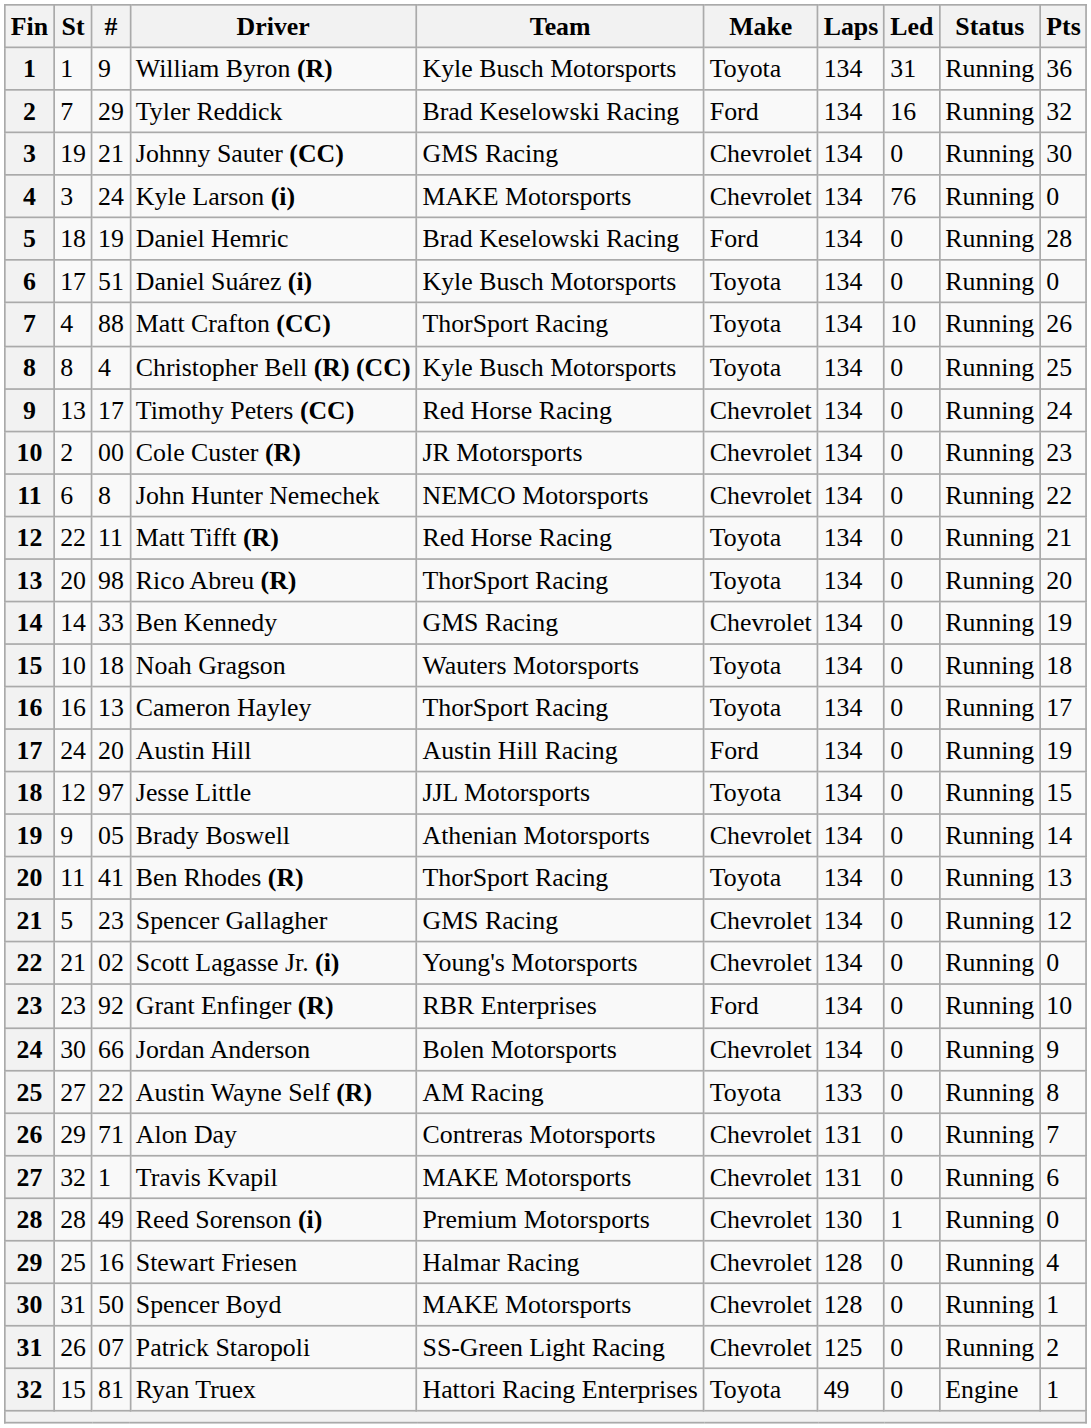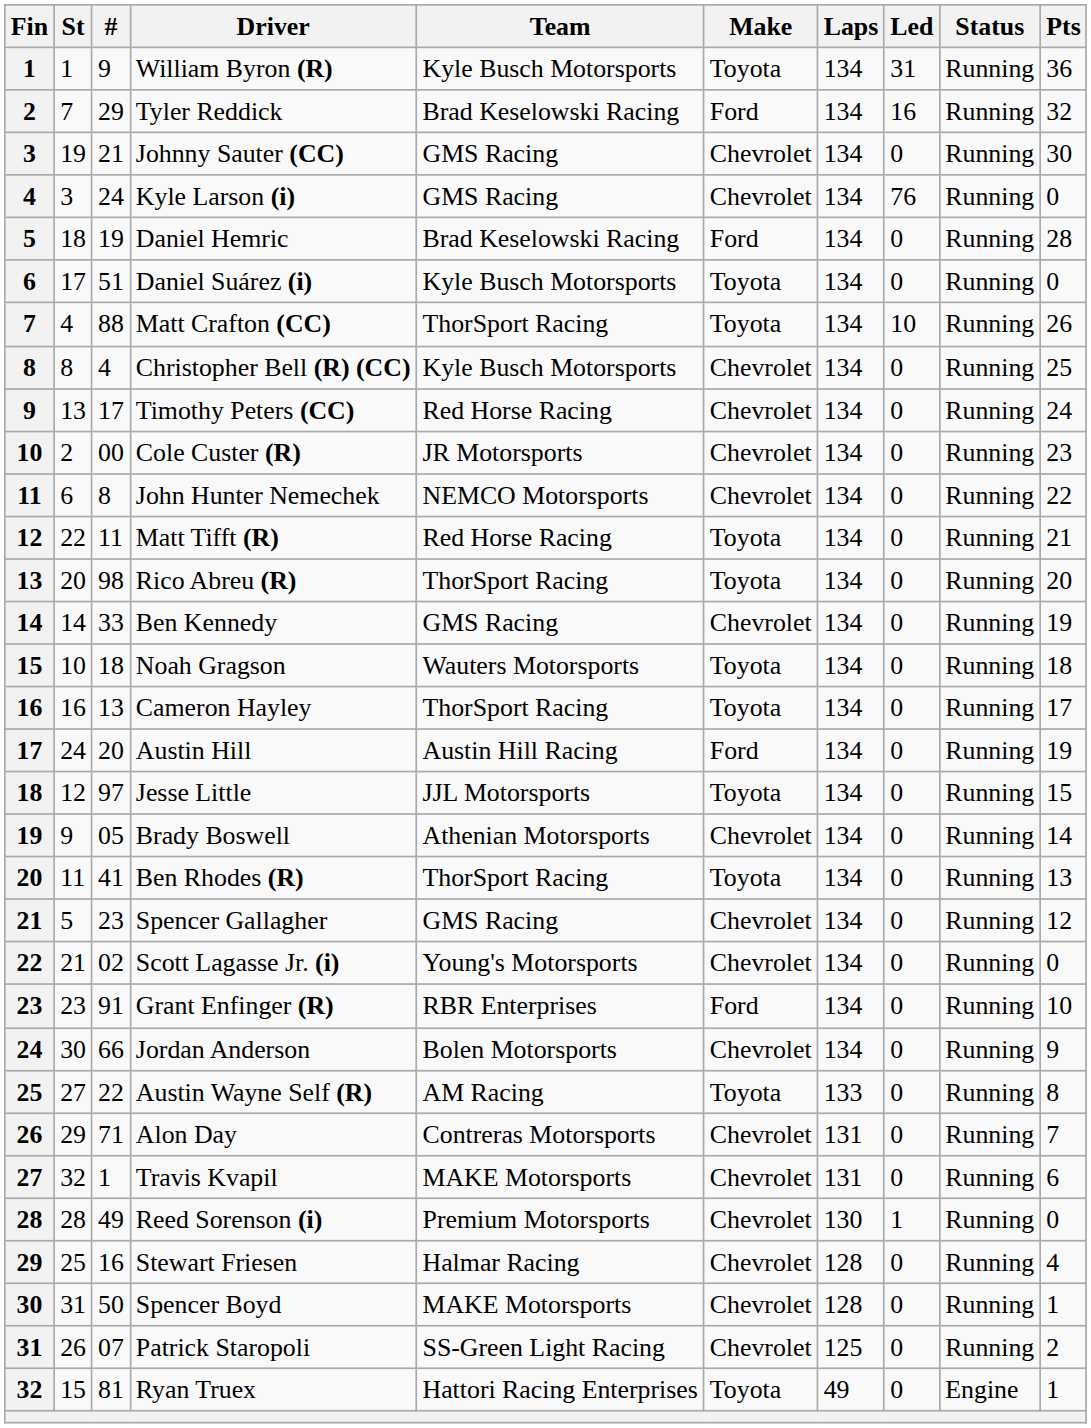(527, 196) MAKE Motorsports -> (490, 196) GMS Racing
(746, 366) Toyota -> (761, 366) Chevrolet
(111, 1005) 92 -> (111, 1005) 91
